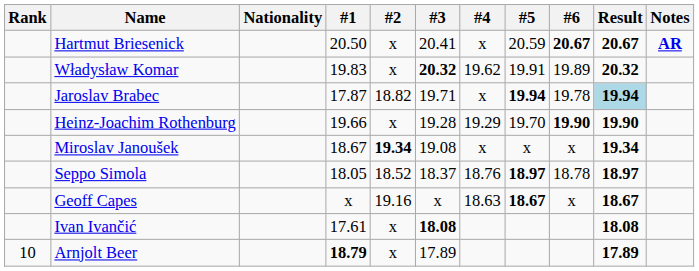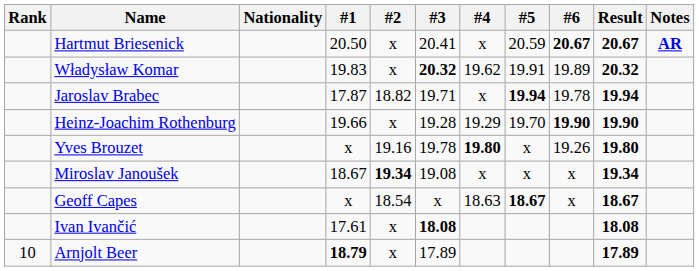(620, 95) lightblue background -> (620, 95) no background
+ row: (99, 148)
- row: (100, 174)
(393, 200) 19.16 -> (393, 200) 18.54
